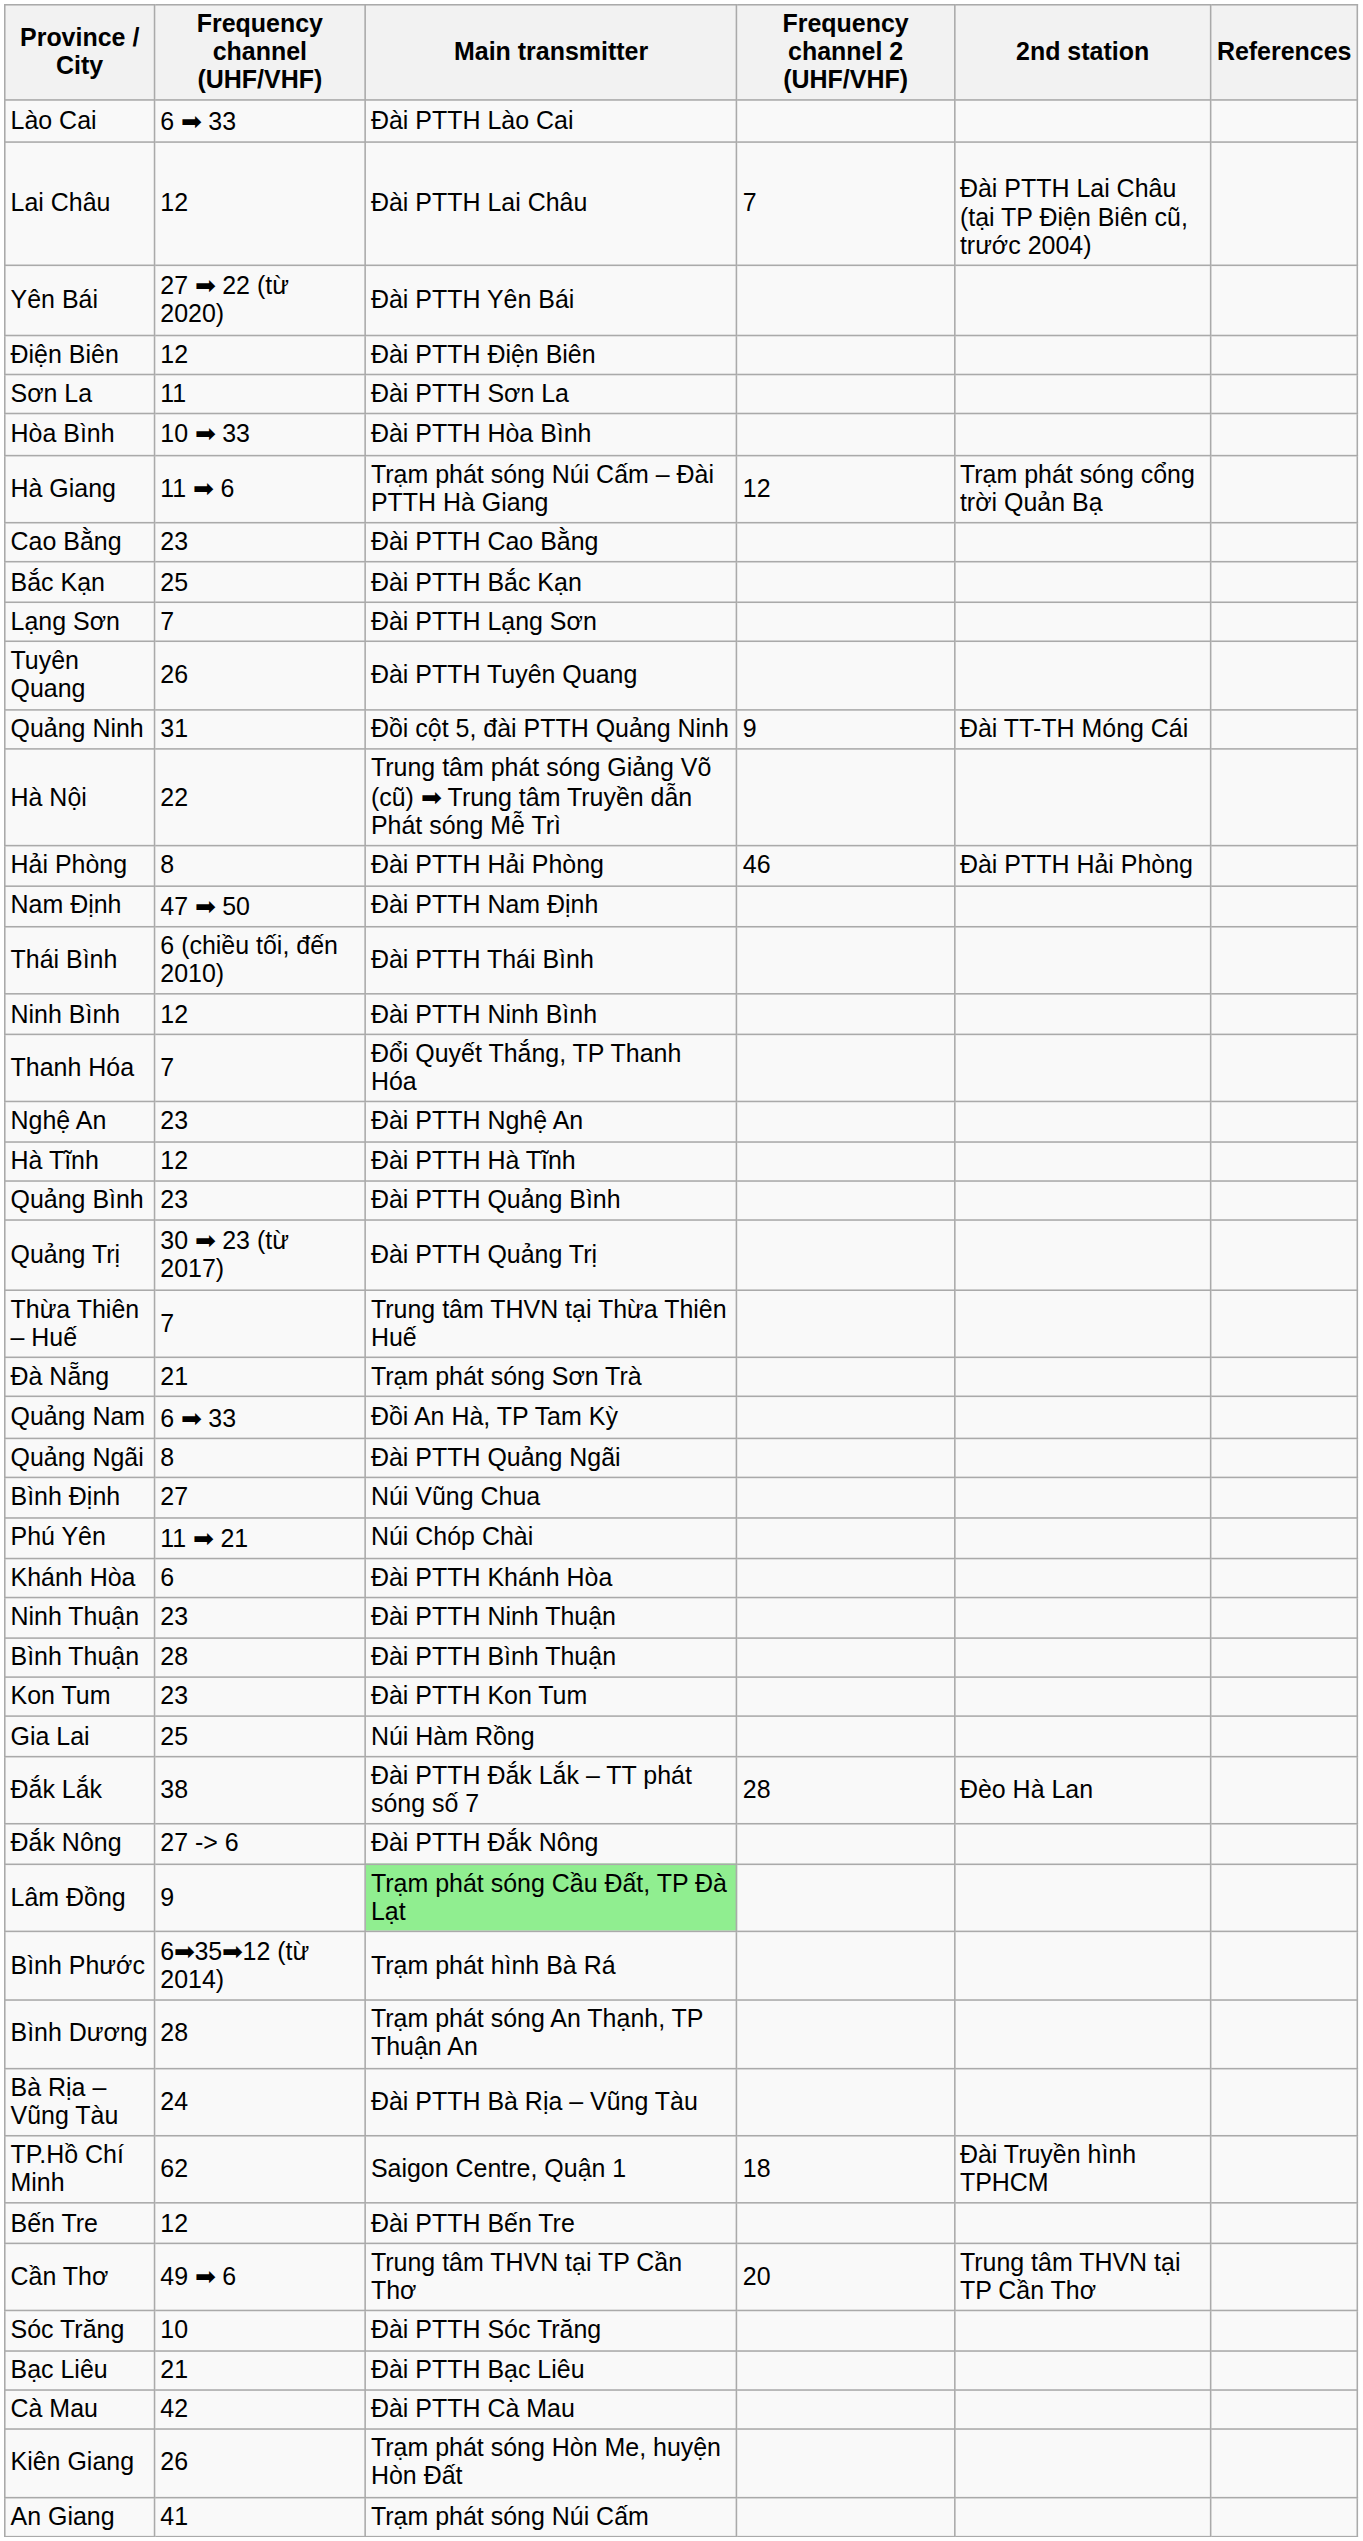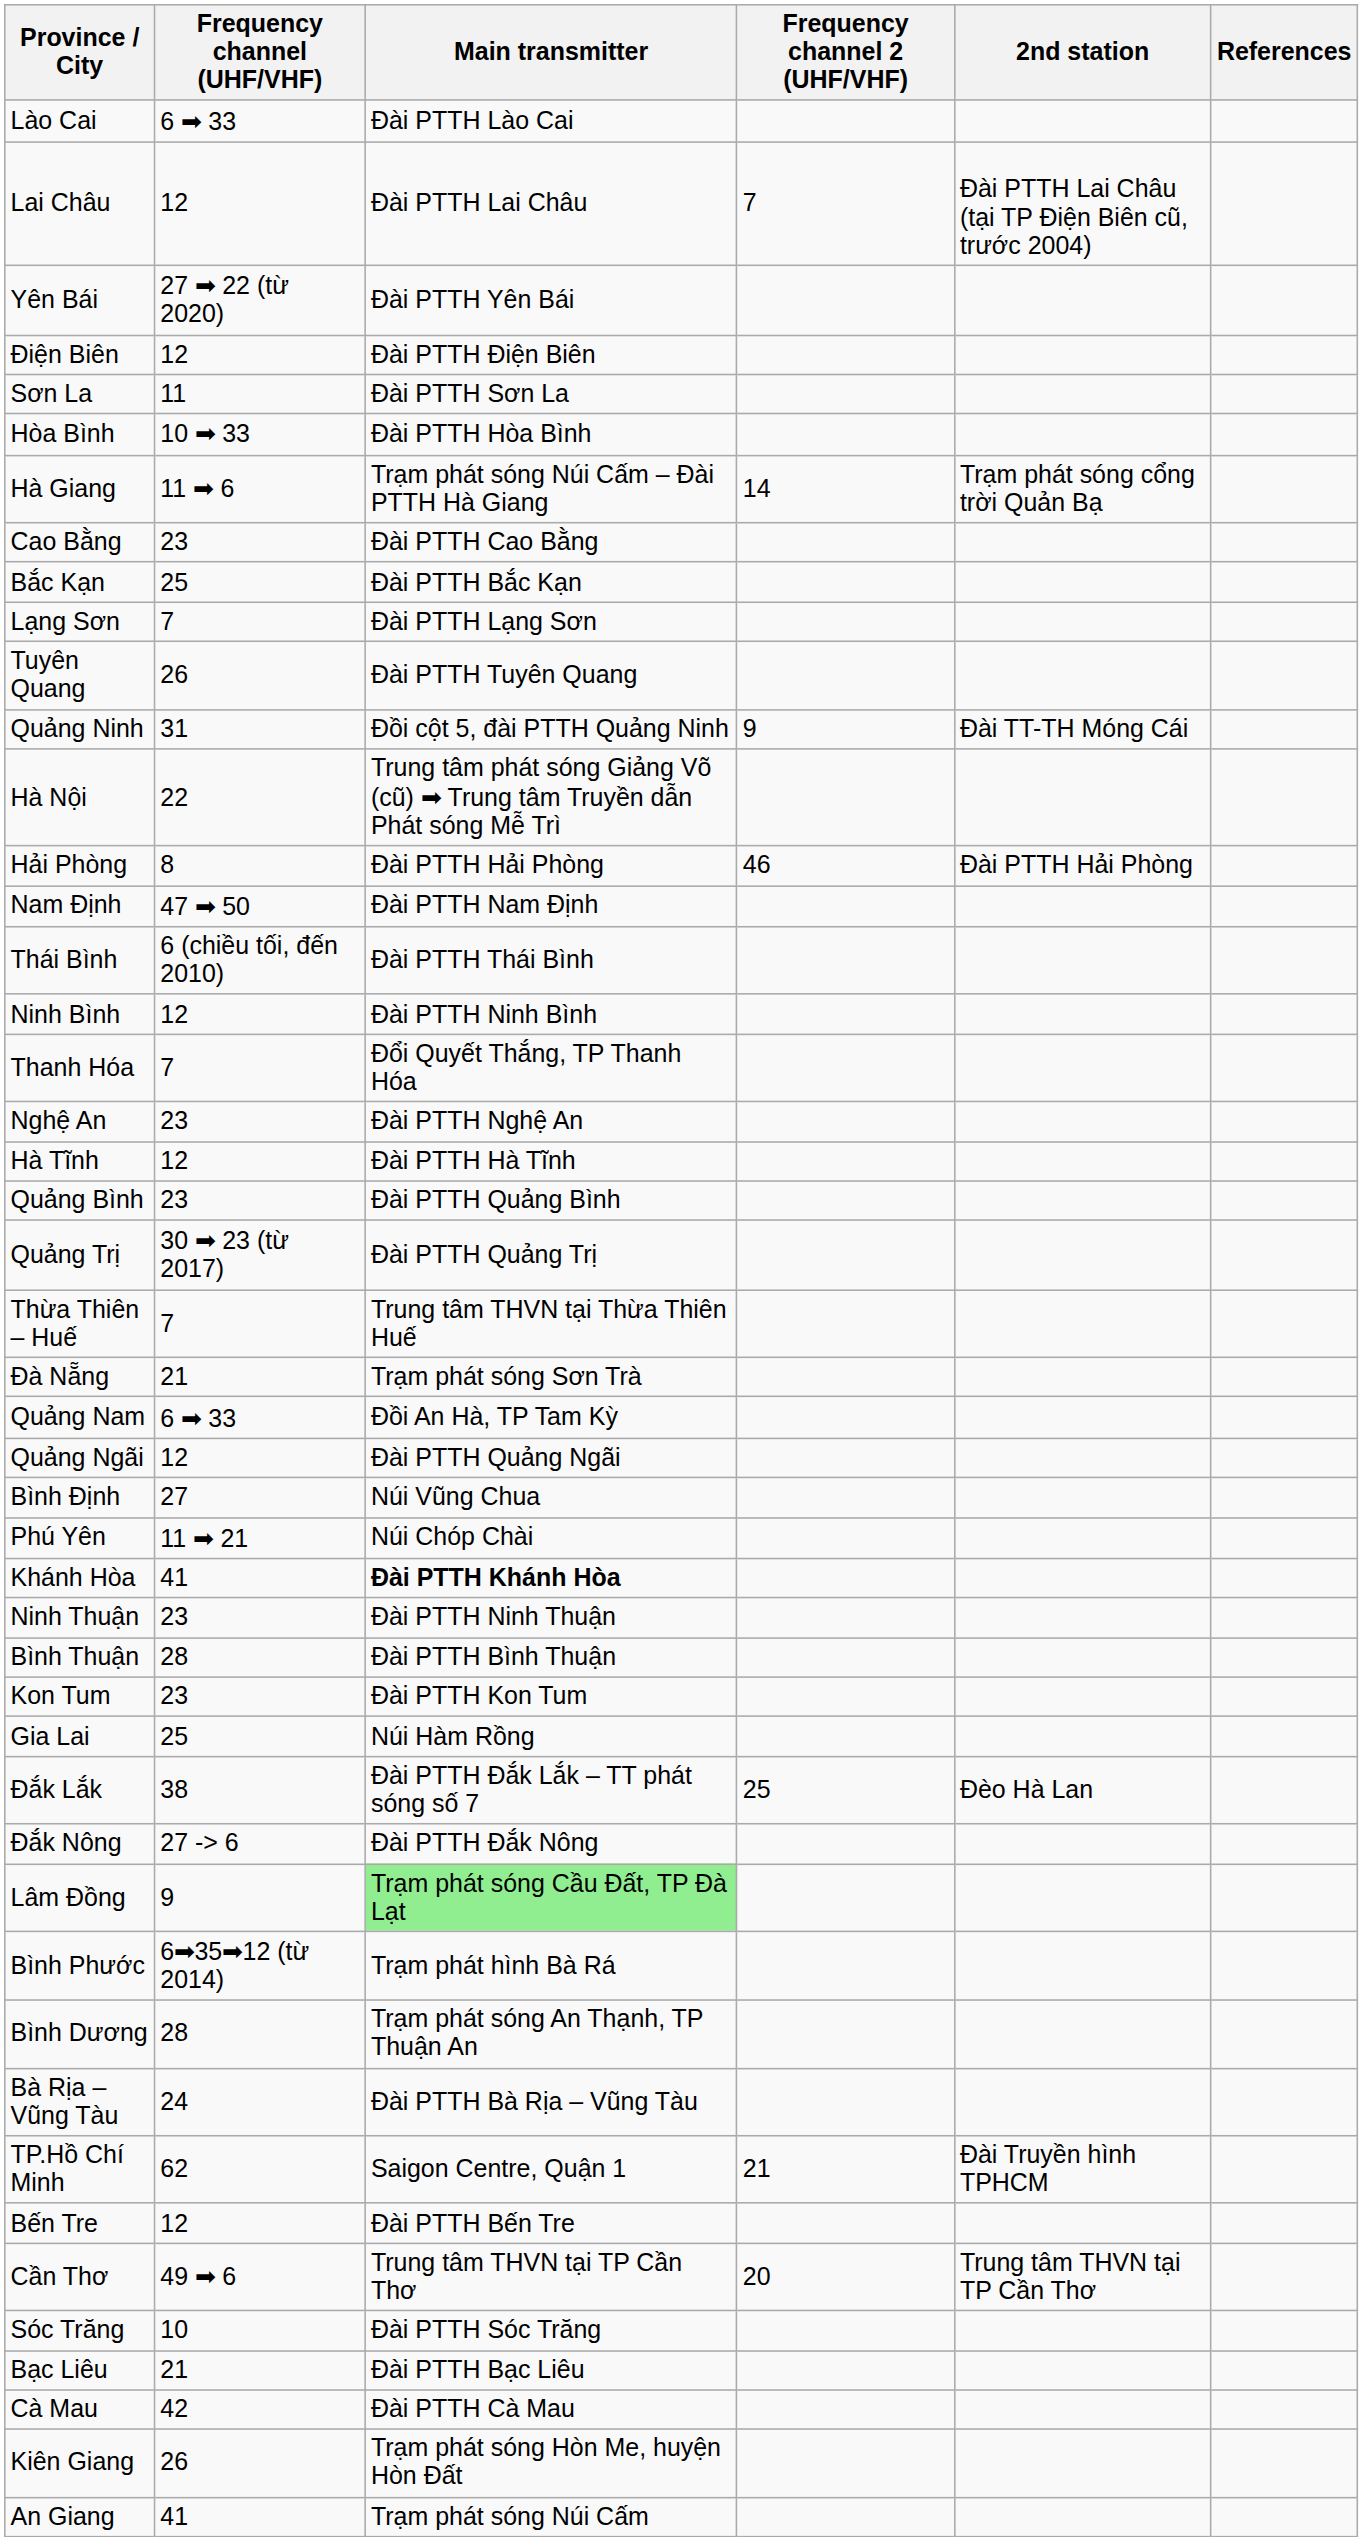(757, 488) 12 -> (757, 488) 14
(167, 1457) 8 -> (174, 1457) 12
(167, 1577) 6 -> (174, 1577) 41
(492, 1577) normal -> (496, 1577) bold
(757, 1789) 28 -> (757, 1789) 25
(757, 2169) 18 -> (757, 2169) 21
